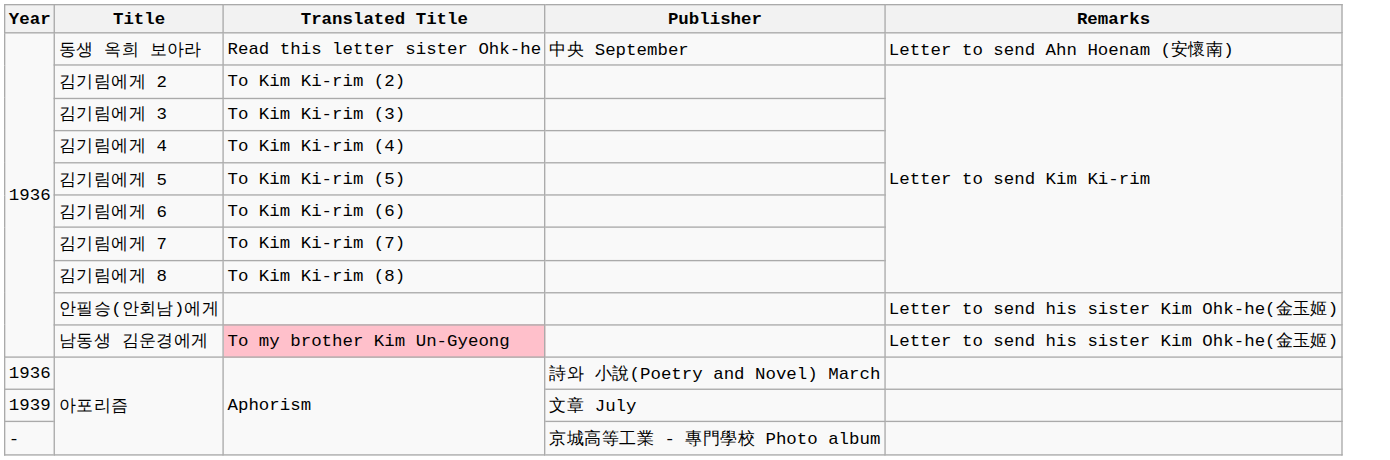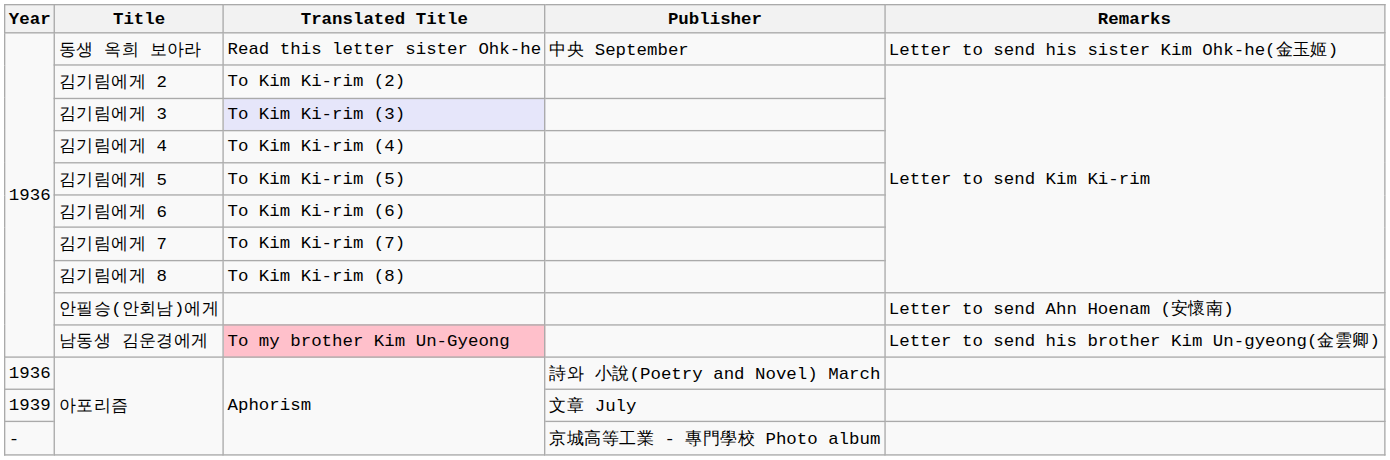(1061, 50) Letter to send Ahn Hoenam (安懷南) -> (1114, 50) Letter to send his sister Kim Ohk-he(金玉姬)
(316, 114) no background -> (316, 114) lavender background
(1114, 309) Letter to send his sister Kim Ohk-he(金玉姬) -> (1061, 309) Letter to send Ahn Hoenam (安懷南)
(1114, 342) Letter to send his sister Kim Ohk-he(金玉姬) -> (1134, 342) Letter to send his brother Kim Un-gyeong(金雲卿)
